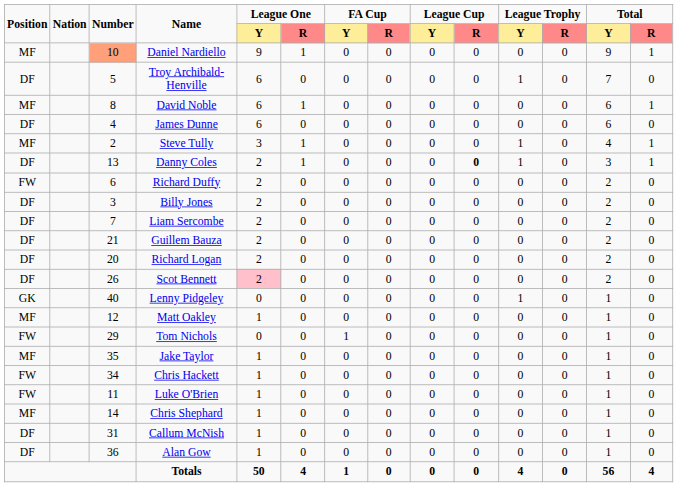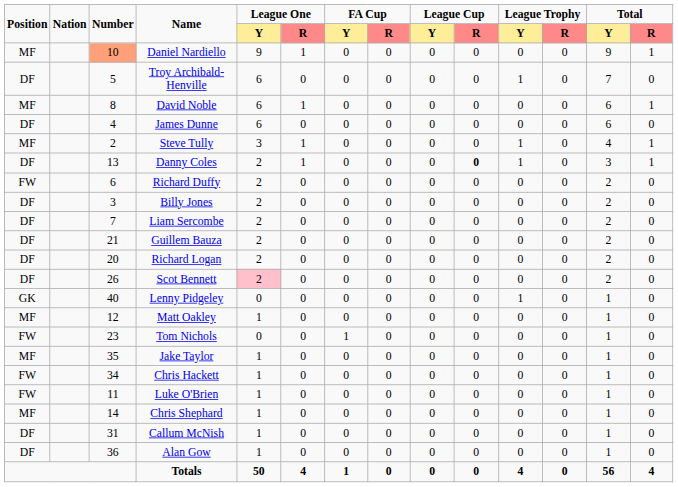(113, 336) 29 -> (113, 336) 23
